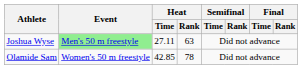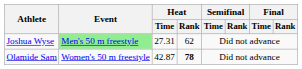(165, 42) 27.11 -> (165, 42) 27.31
(189, 42) 63 -> (189, 42) 62
(165, 57) 42.85 -> (165, 57) 42.87
(189, 57) normal -> (189, 57) bold
